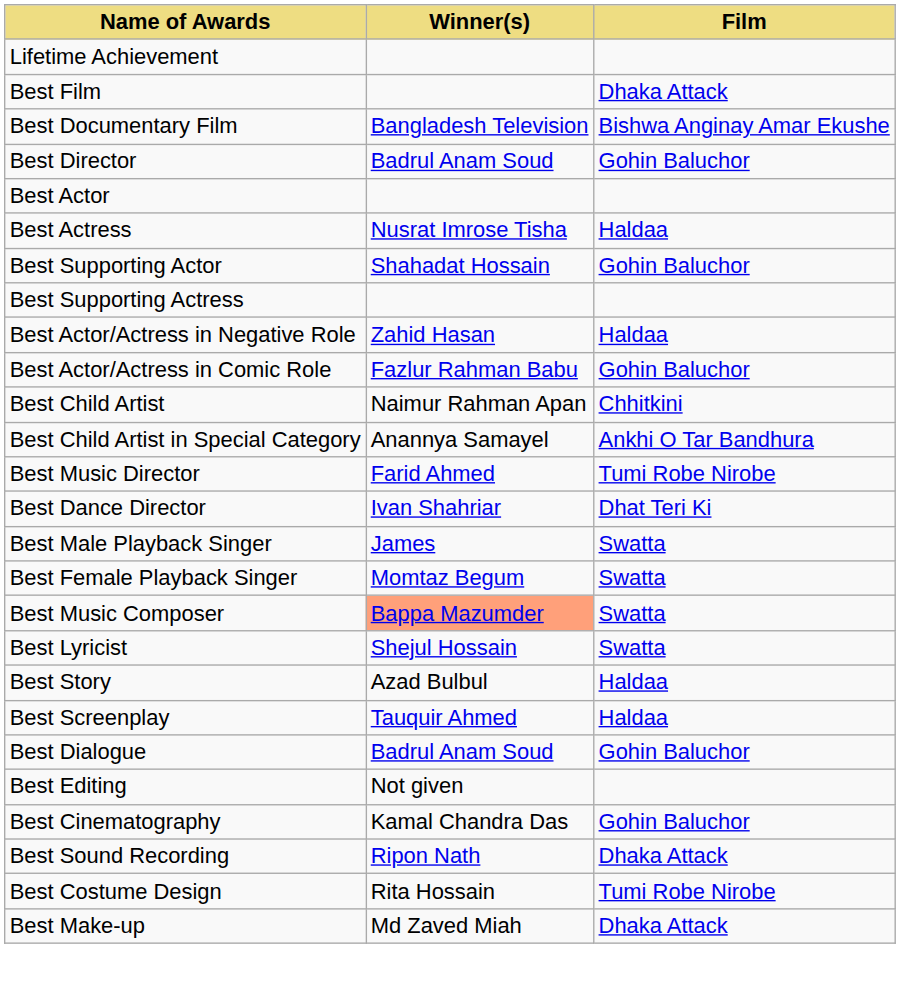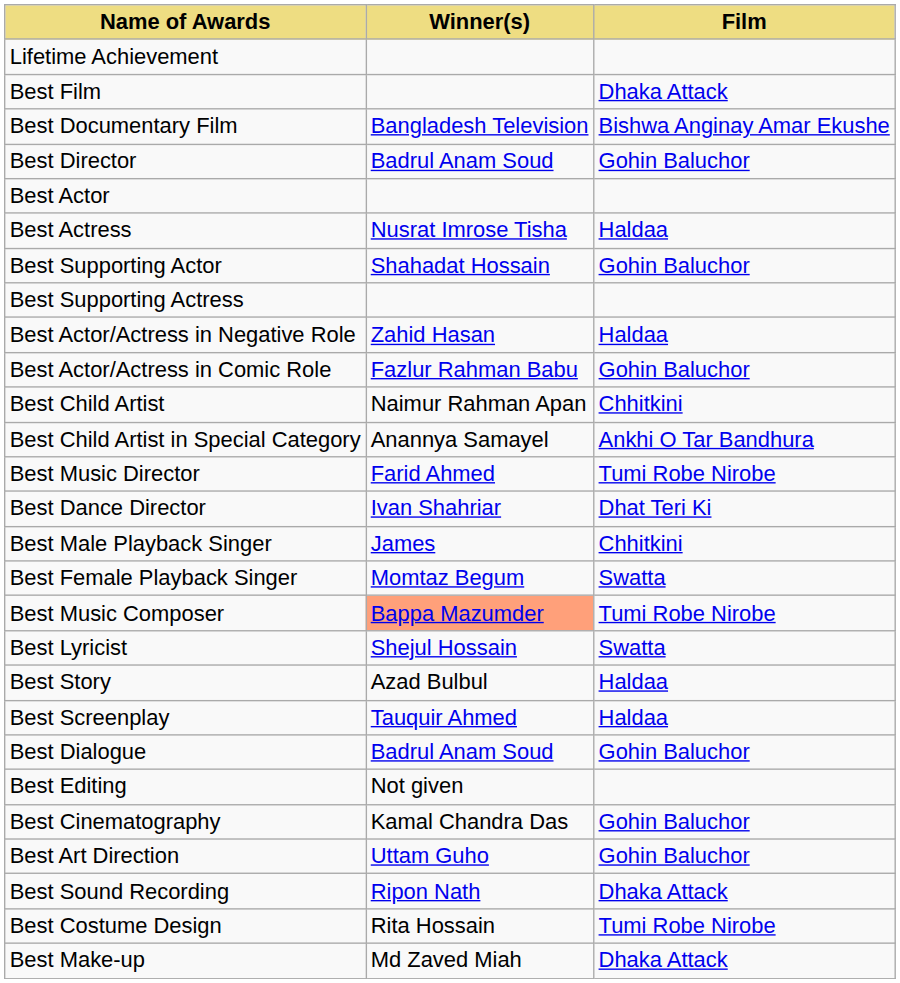(632, 543) Swatta -> (641, 543) Chhitkini
(632, 612) Swatta -> (687, 612) Tumi Robe Nirobe
+ row: (94, 856)
